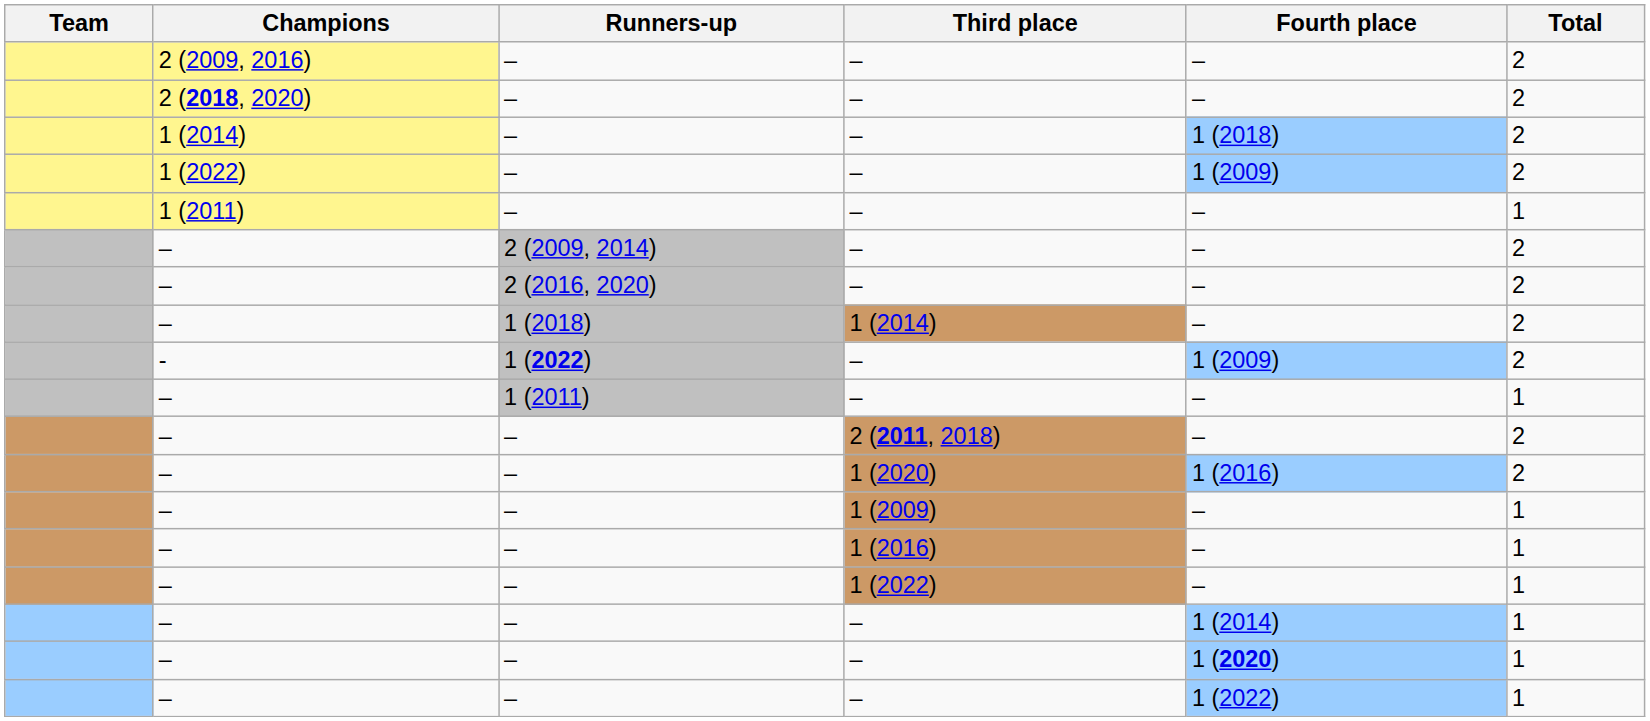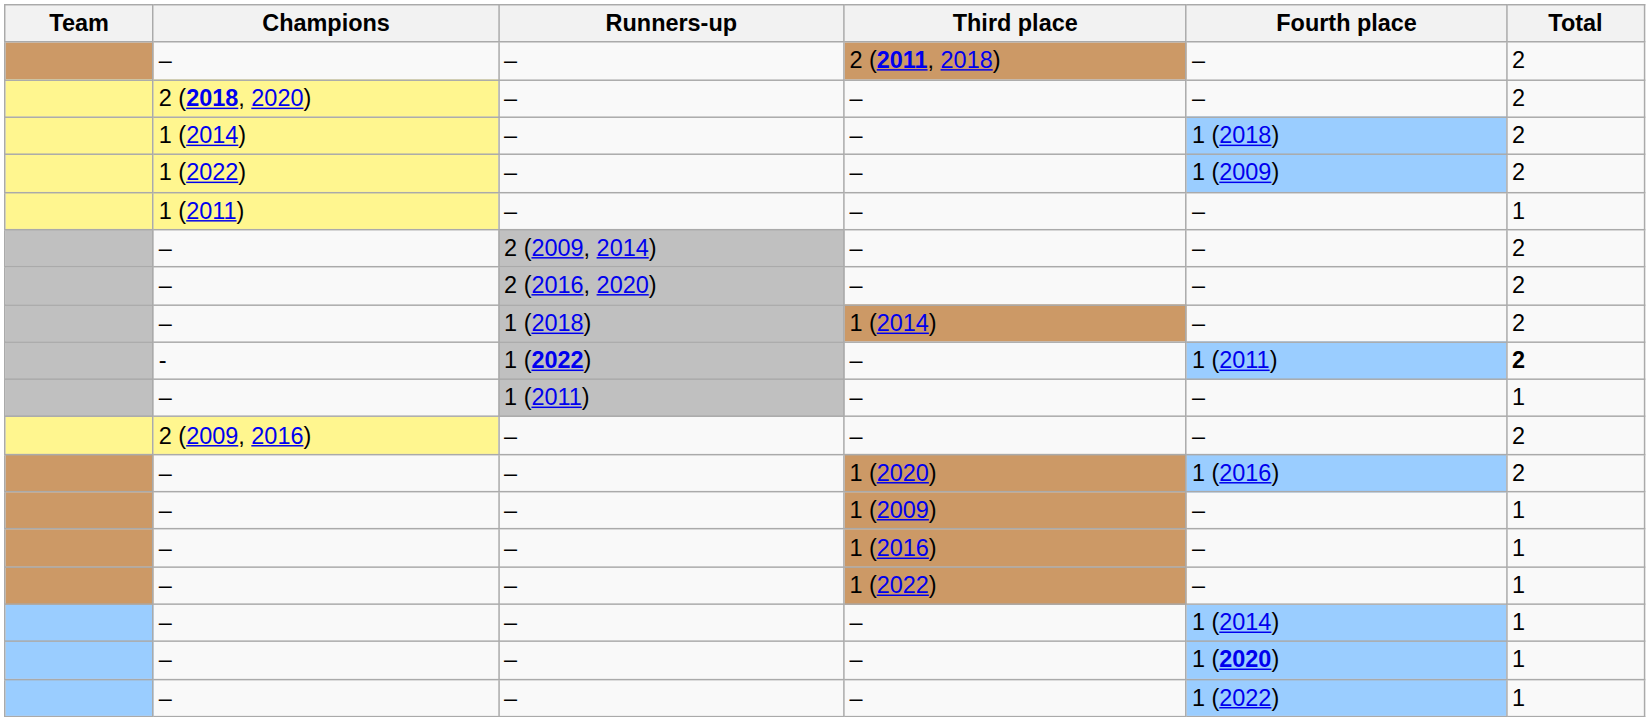rows swapped: (235, 60) <-> (165, 435)
(1236, 360) 1 (2009) -> (1235, 360) 1 (2011)
(1519, 360) normal -> (1519, 360) bold
